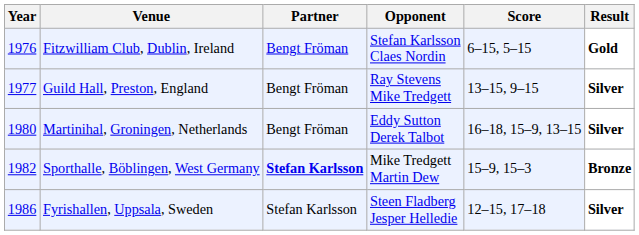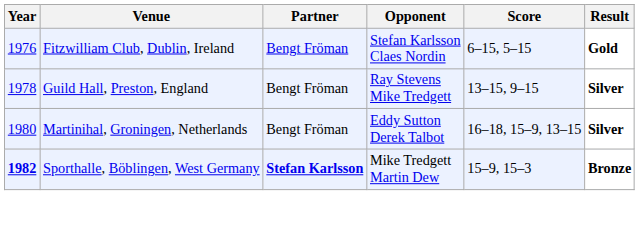(22, 88) 1977 -> (22, 88) 1978
(22, 169) normal -> (22, 169) bold
- row: (128, 209)
